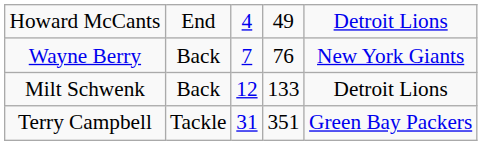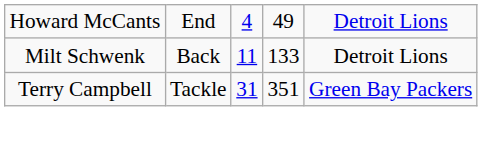- row: (85, 55)
(247, 88) 12 -> (247, 55) 11
